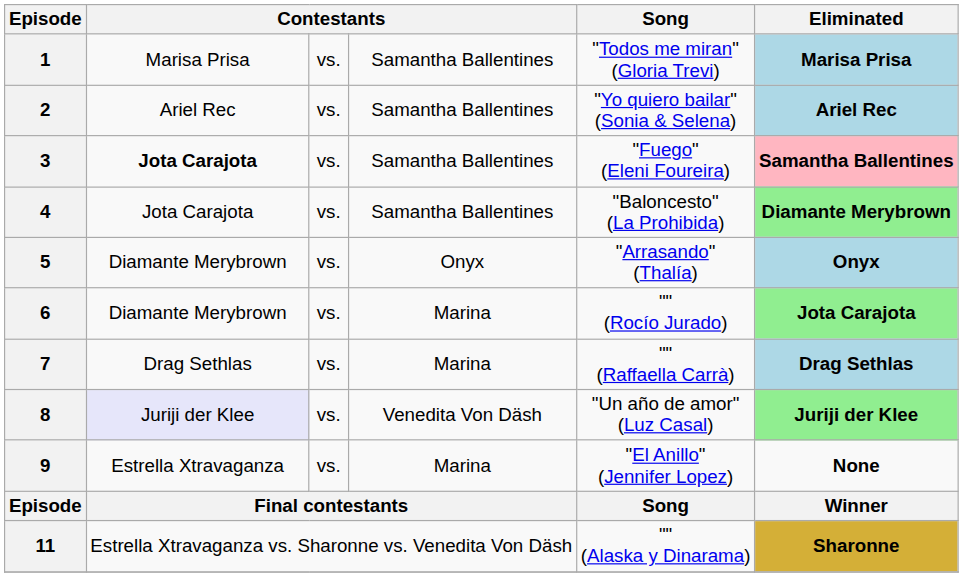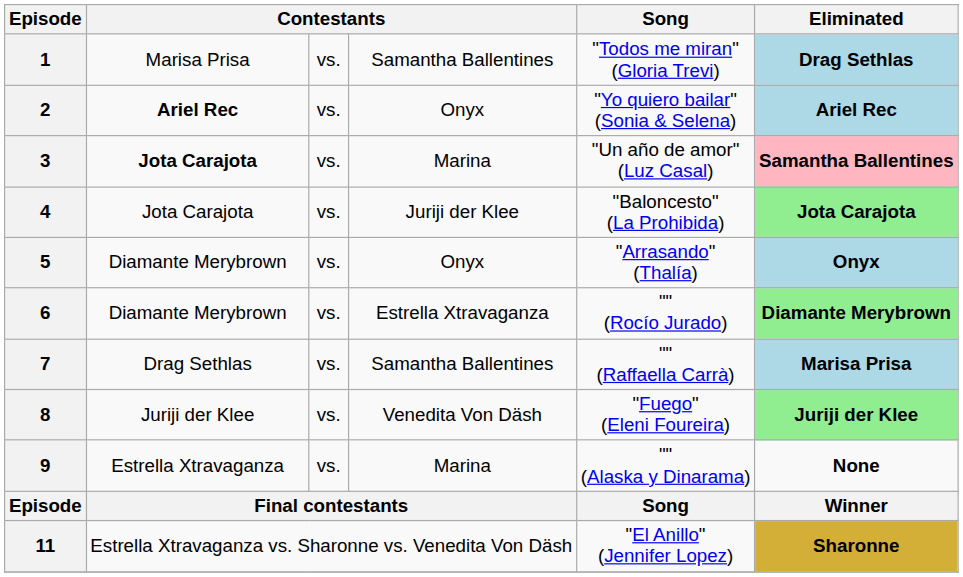(856, 59) Marisa Prisa -> (856, 59) Drag Sethlas
(198, 110) normal -> (198, 110) bold
(462, 110) Samantha Ballentines -> (462, 110) Onyx
(462, 161) Samantha Ballentines -> (462, 161) Marina
(666, 161) "Fuego" (Eleni Foureira) -> (666, 161) "Un año de amor" (Luz Casal)
(462, 211) Samantha Ballentines -> (462, 211) Juriji der Klee
(856, 211) Diamante Merybrown -> (856, 211) Jota Carajota
(462, 313) Marina -> (462, 313) Estrella Xtravaganza
(856, 313) Jota Carajota -> (856, 313) Diamante Merybrown
(462, 364) Marina -> (462, 364) Samantha Ballentines
(856, 364) Drag Sethlas -> (856, 364) Marisa Prisa
(198, 414) lavender background -> (198, 414) no background
(666, 414) "Un año de amor" (Luz Casal) -> (666, 414) "Fuego" (Eleni Foureira)
(666, 465) "El Anillo" (Jennifer Lopez) -> (666, 465) "" (Alaska y Dinarama)
(666, 545) "" (Alaska y Dinarama) -> (666, 545) "El Anillo" (Jennifer Lopez)
